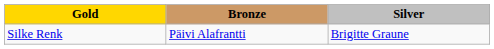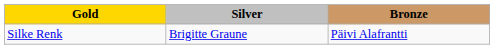columns swapped: (409, 14) <-> (247, 14)
